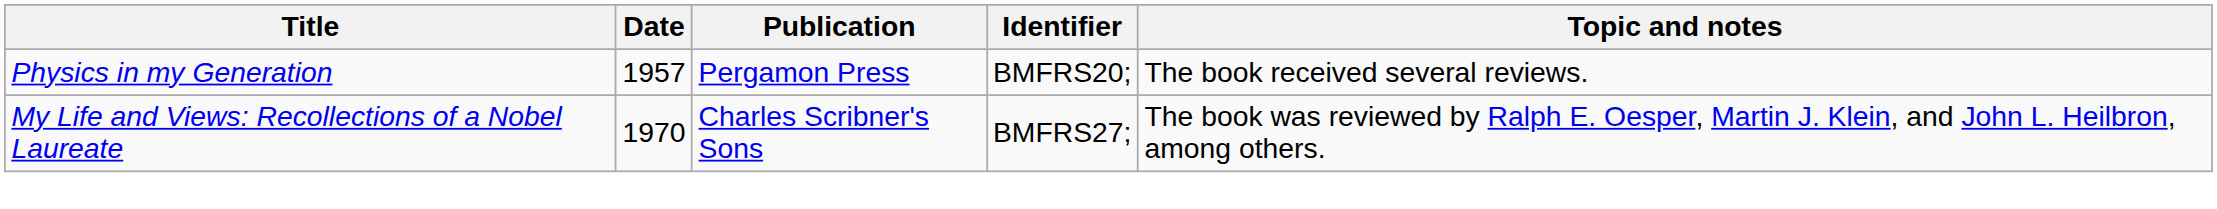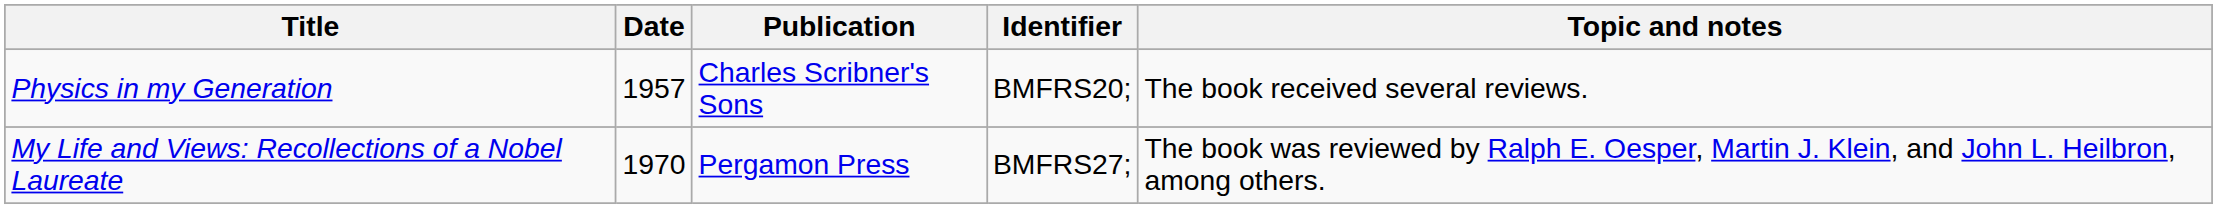(804, 71) Pergamon Press -> (814, 87) Charles Scribner's Sons
(814, 132) Charles Scribner's Sons -> (804, 164) Pergamon Press
